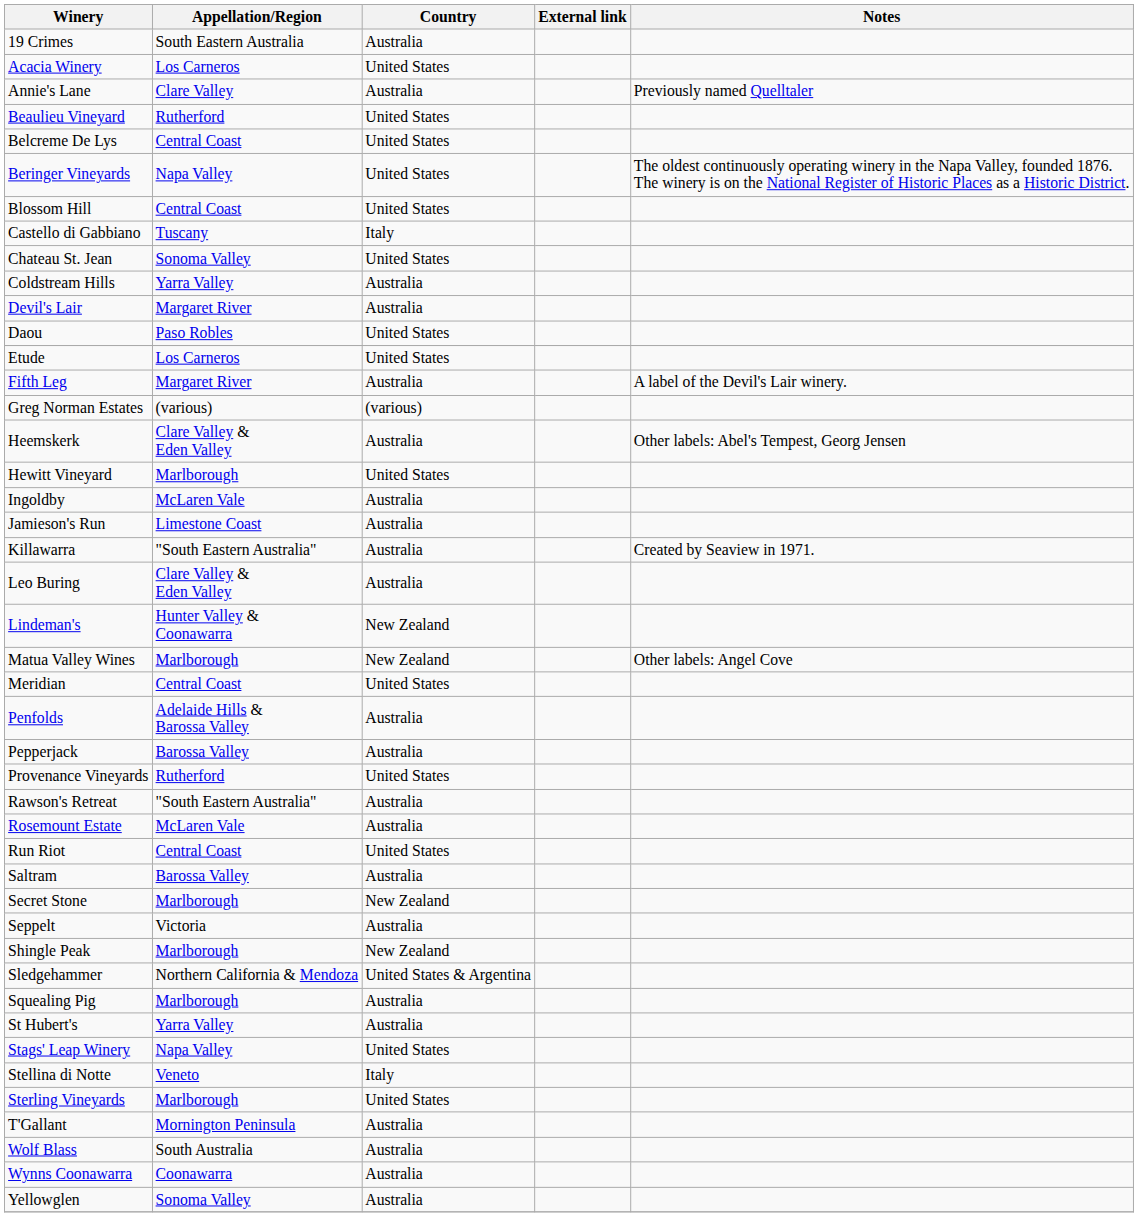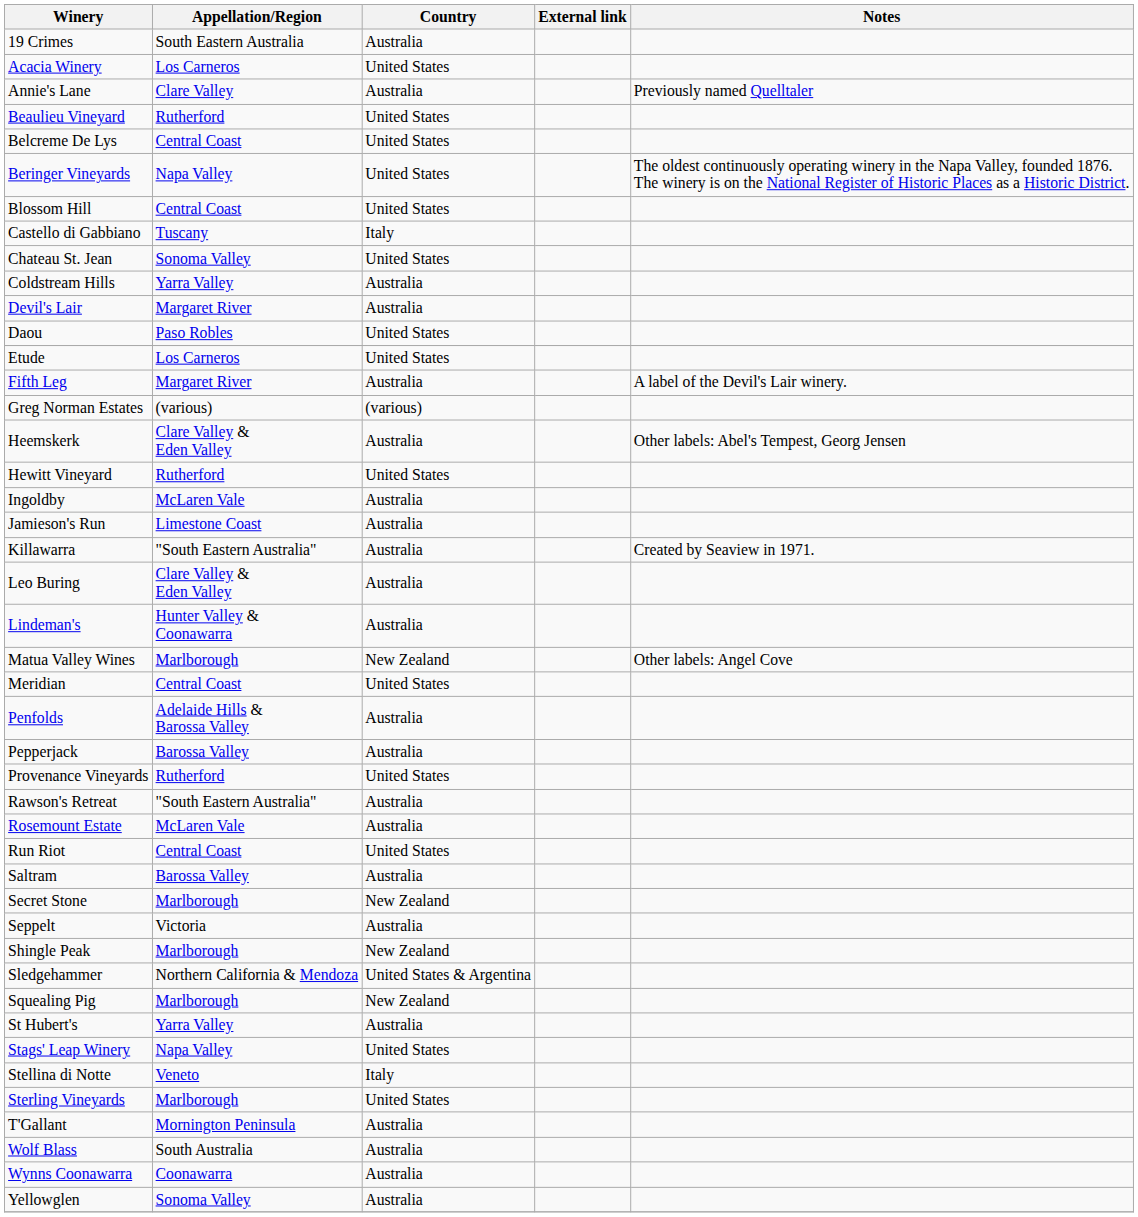(197, 474) Marlborough -> (190, 474) Rutherford
(407, 625) New Zealand -> (394, 625) Australia
(394, 1000) Australia -> (407, 1000) New Zealand
